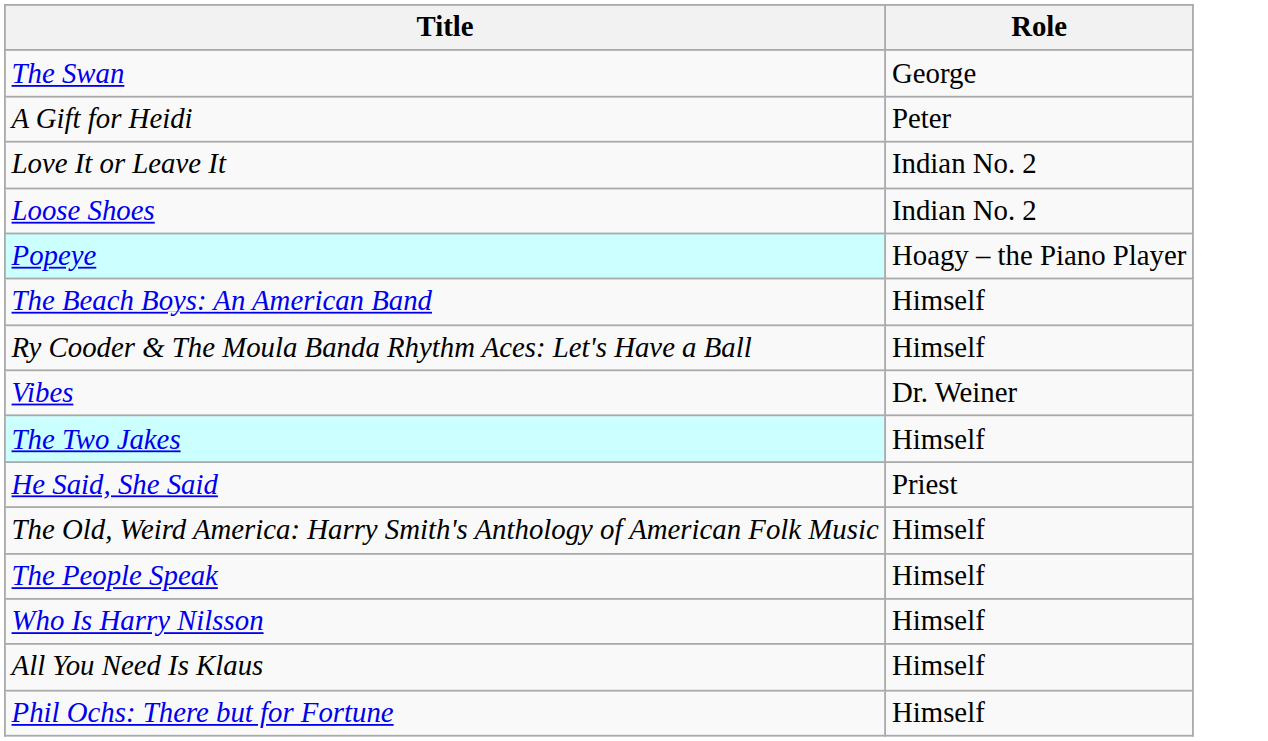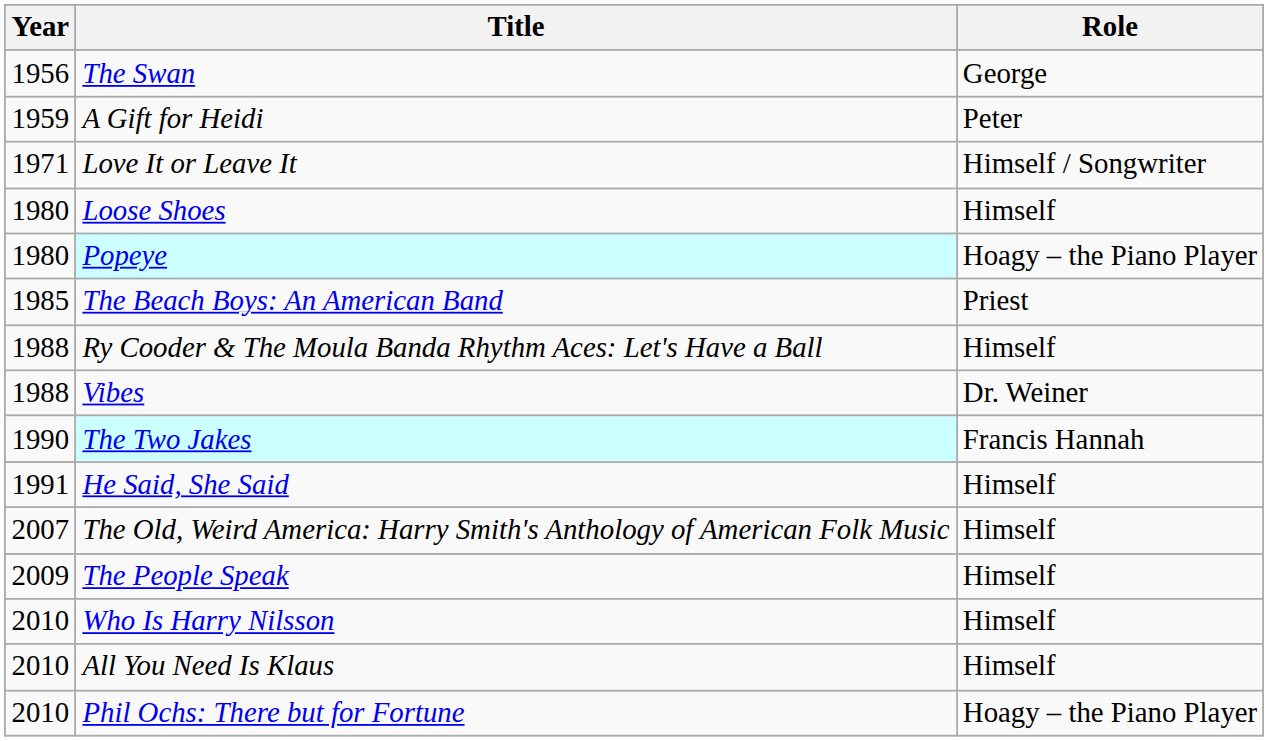+ column: (40, 27)
(964, 164) Indian No. 2 -> (1084, 164) Himself / Songwriter
(964, 210) Indian No. 2 -> (1009, 210) Himself
(938, 301) Himself -> (996, 301) Priest
(938, 438) Himself -> (1054, 438) Francis Hannah
(925, 484) Priest -> (1009, 484) Himself
(938, 712) Himself -> (1110, 712) Hoagy – the Piano Player
